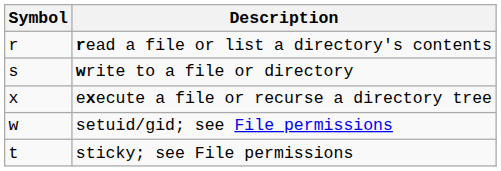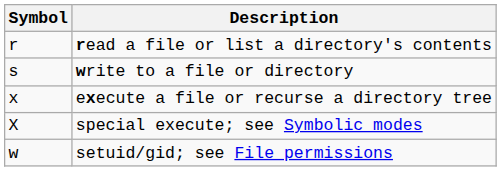+ row: (249, 126)
- row: (215, 153)
